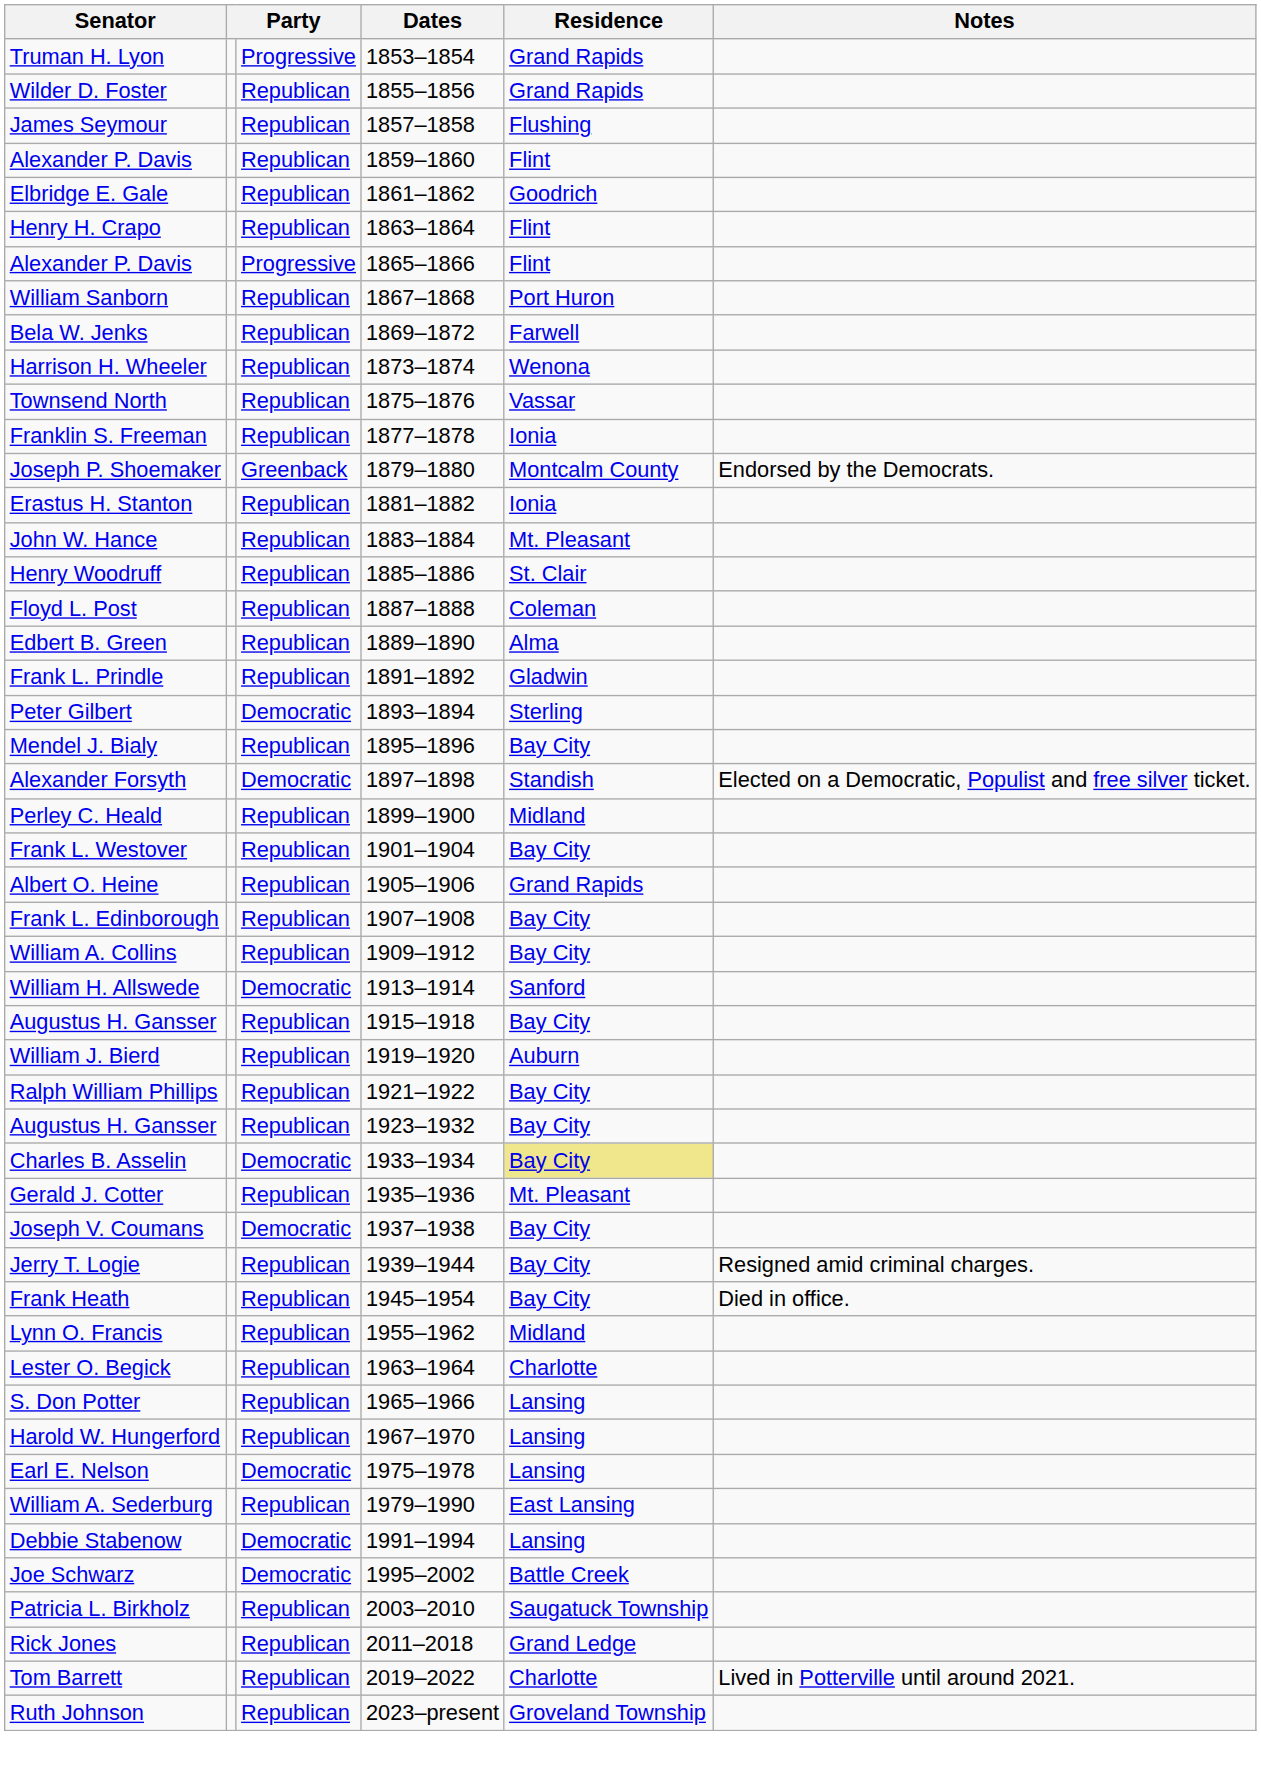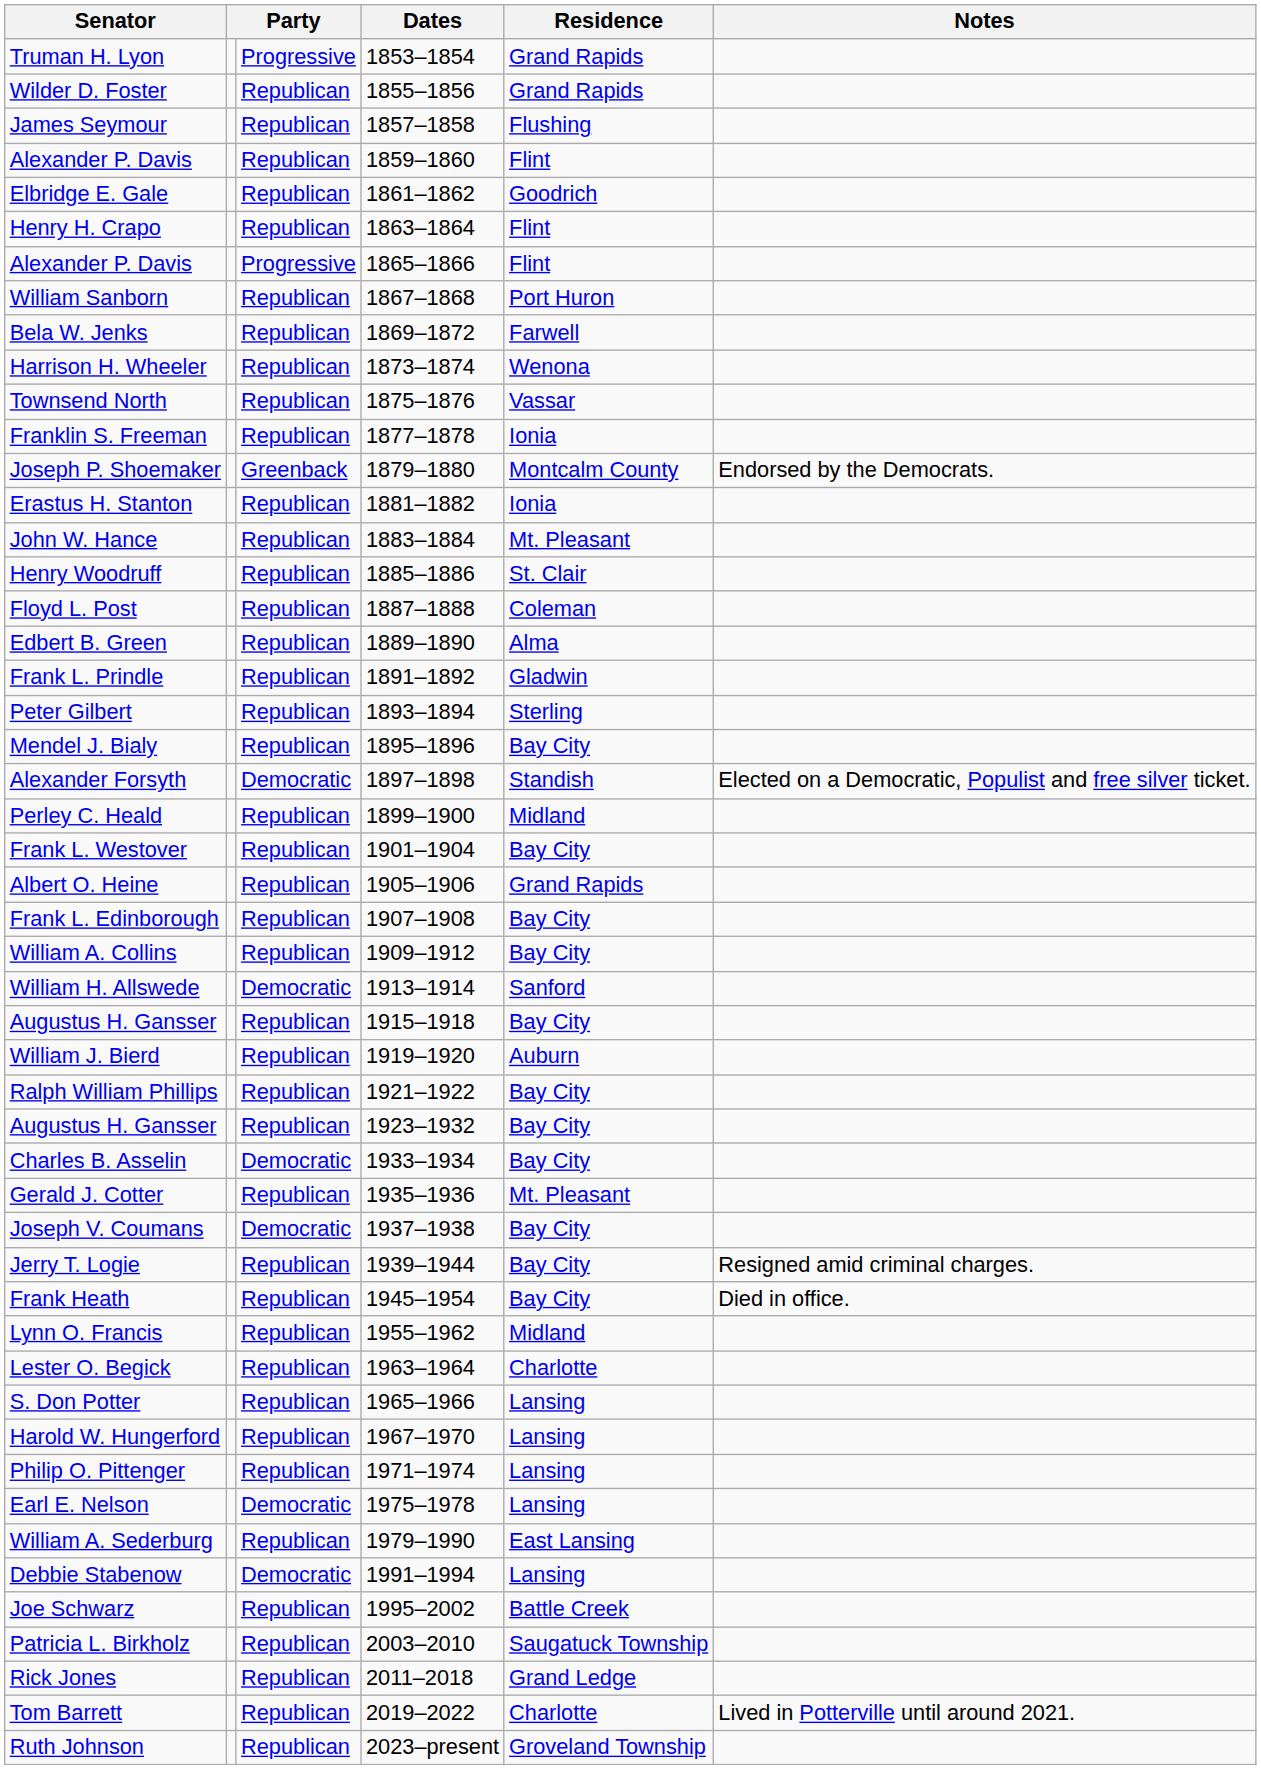(296, 711) Democratic -> (295, 711) Republican
(550, 1160) khaki background -> (550, 1160) no background
+ row: (97, 1471)
(296, 1574) Democratic -> (295, 1609) Republican
